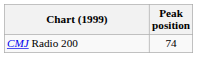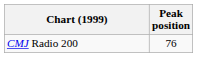(171, 43) 74 -> (171, 43) 76
